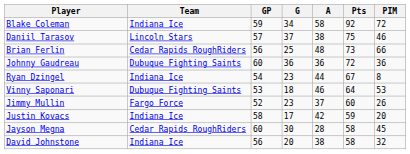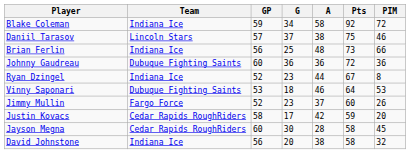(188, 50) Cedar Rapids RoughRiders -> (156, 50) Indiana Ice
(258, 77) 54 -> (258, 77) 52
(156, 116) Indiana Ice -> (188, 116) Cedar Rapids RoughRiders
